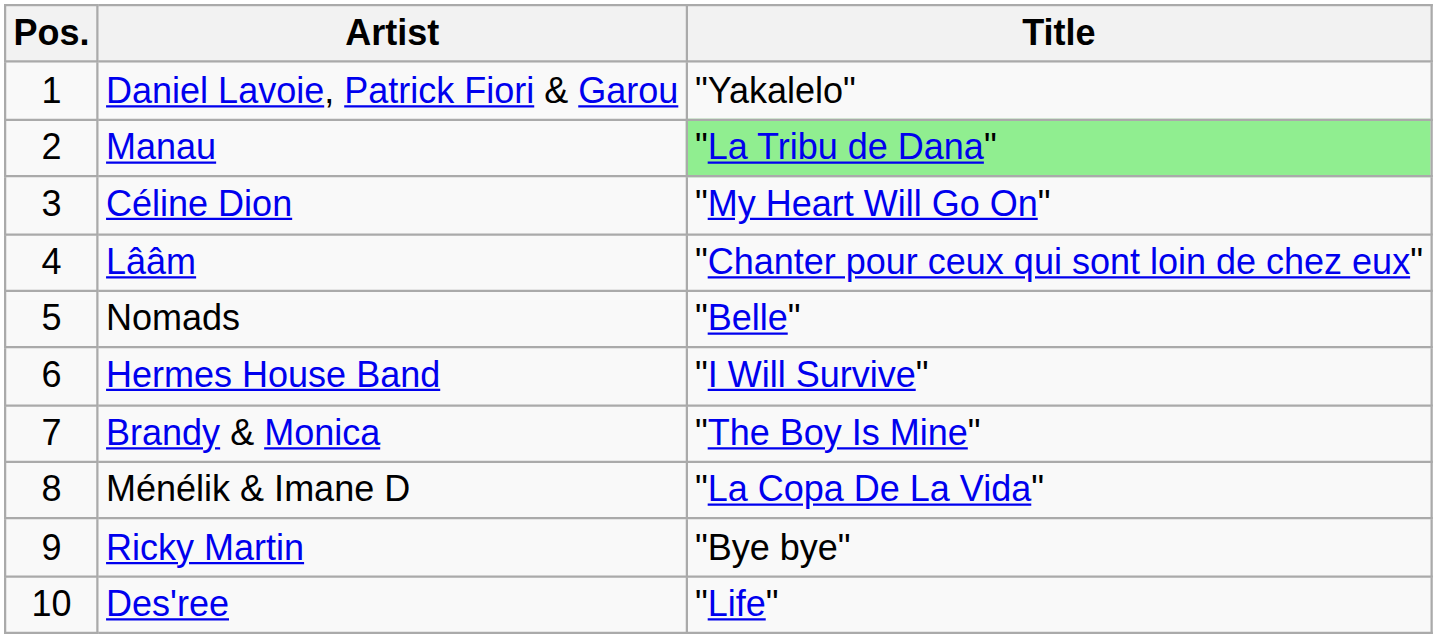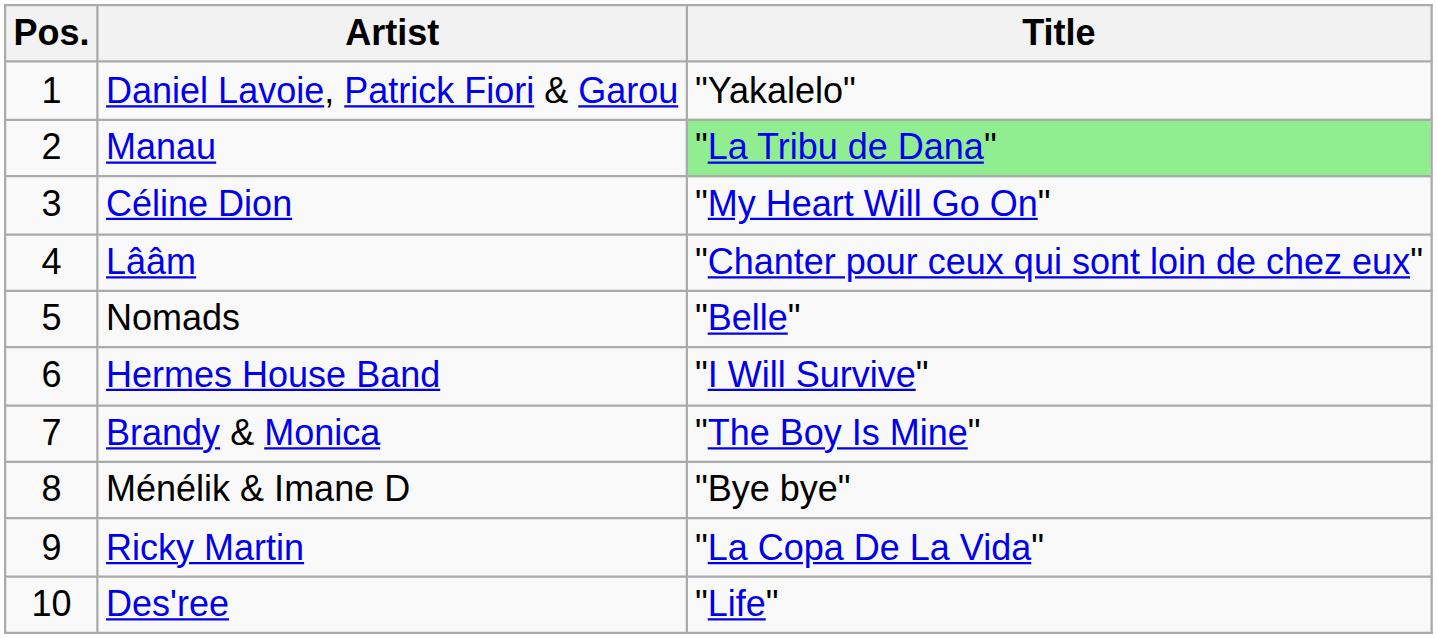(869, 489) "La Copa De La Vida" -> (773, 489) "Bye bye"
(773, 546) "Bye bye" -> (869, 546) "La Copa De La Vida"
